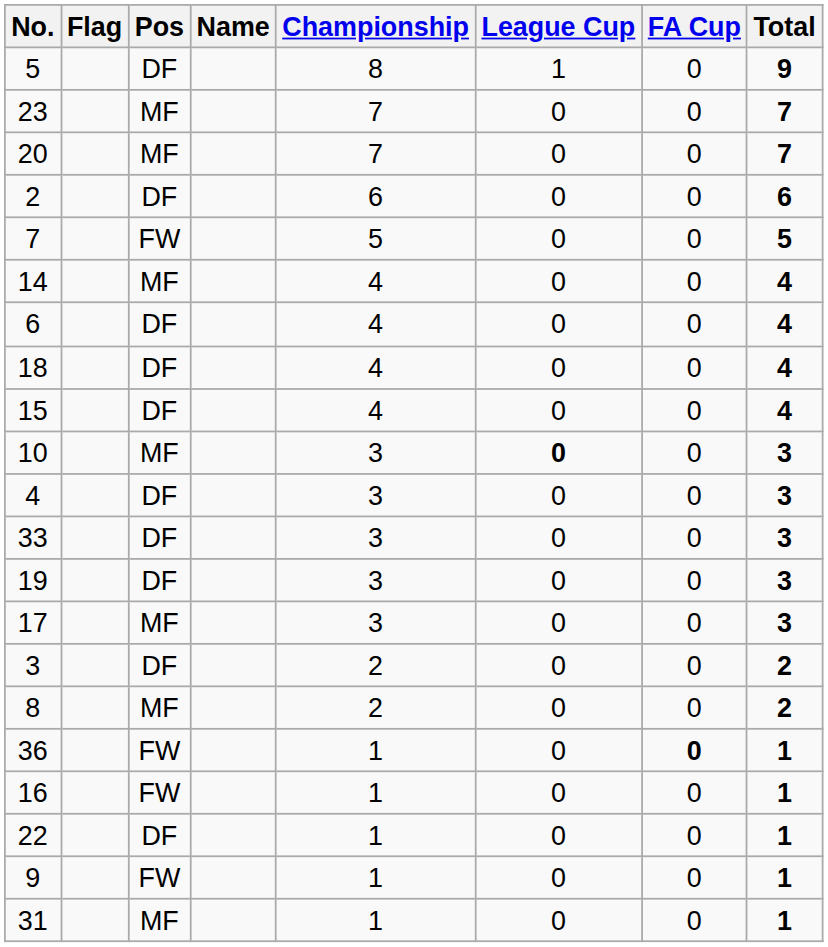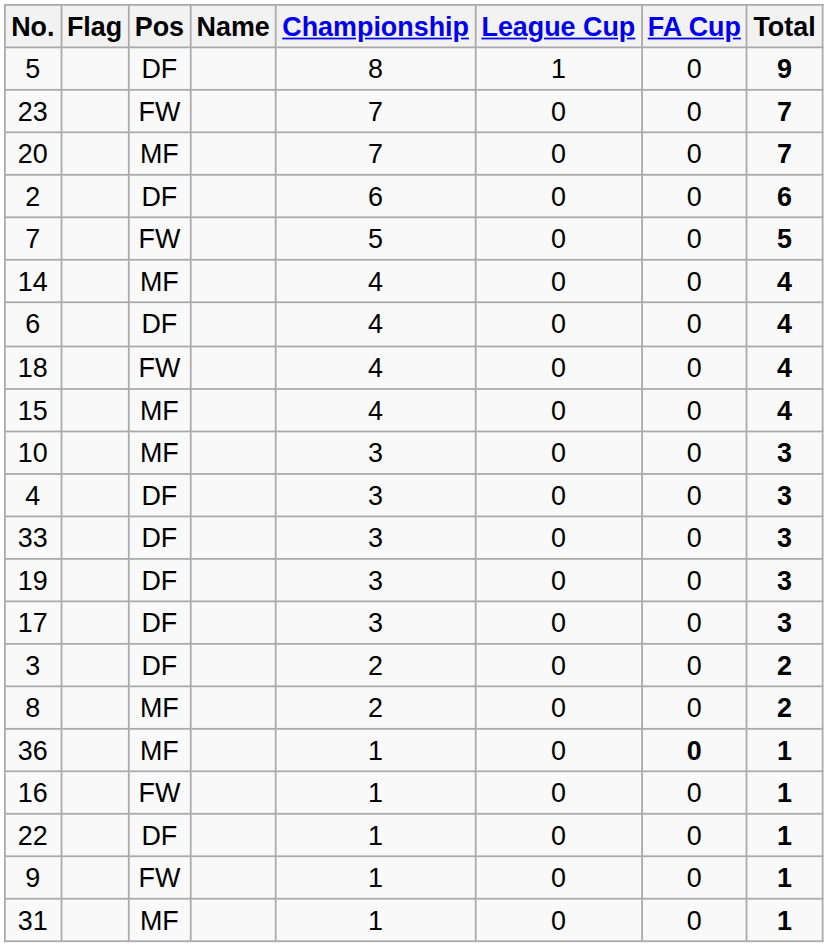(159, 112) MF -> (159, 112) FW
(159, 367) DF -> (159, 367) FW
(159, 410) DF -> (159, 410) MF
(558, 452) bold -> (558, 452) normal
(159, 623) MF -> (159, 623) DF
(159, 750) FW -> (159, 750) MF
